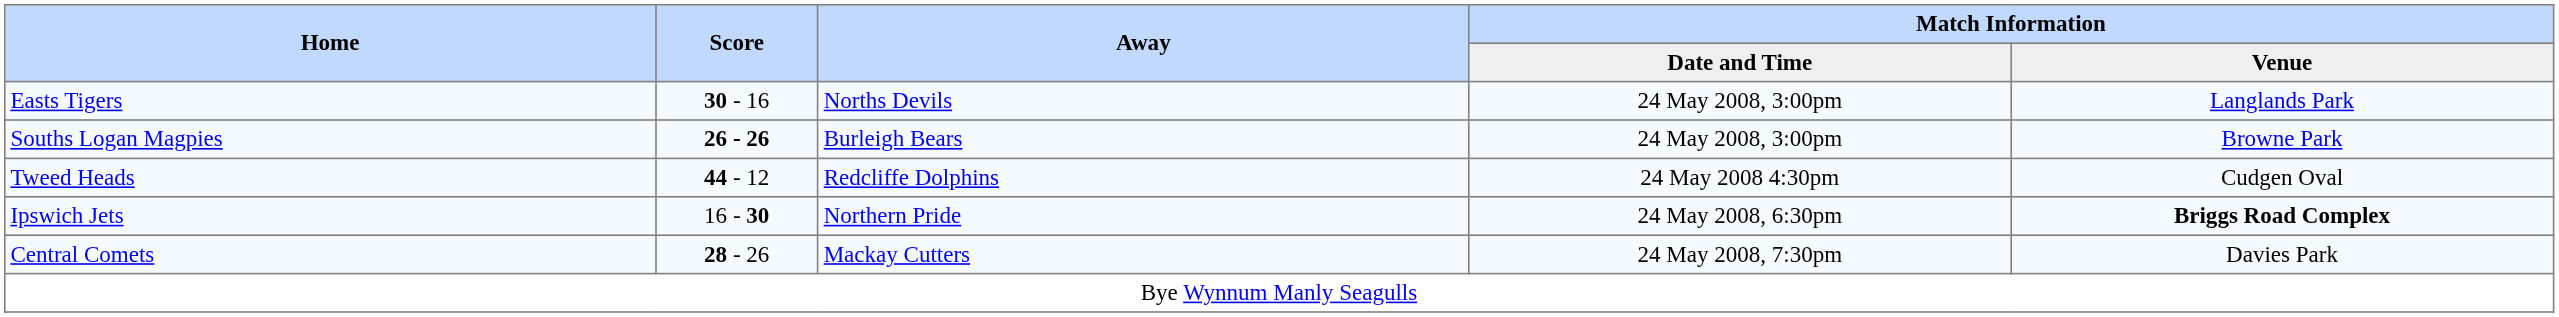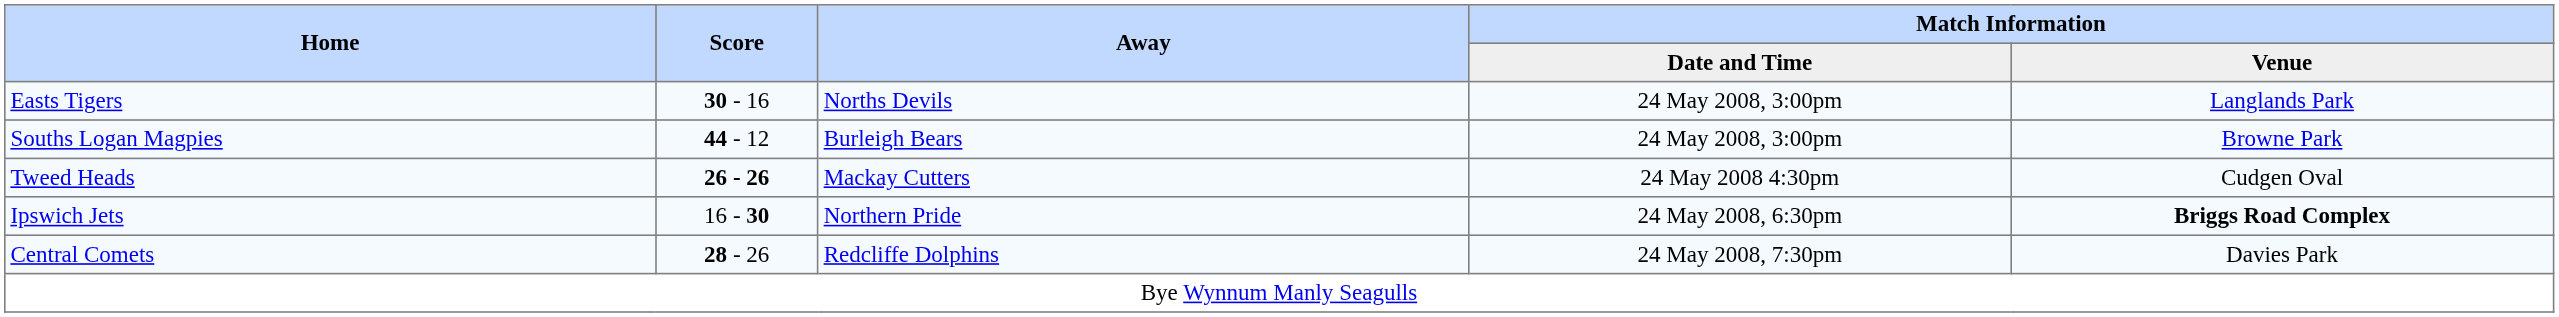(737, 138) 26 - 26 -> (737, 138) 44 - 12
(737, 177) 44 - 12 -> (737, 177) 26 - 26
(911, 177) Redcliffe Dolphins -> (897, 177) Mackay Cutters
(897, 254) Mackay Cutters -> (911, 254) Redcliffe Dolphins
